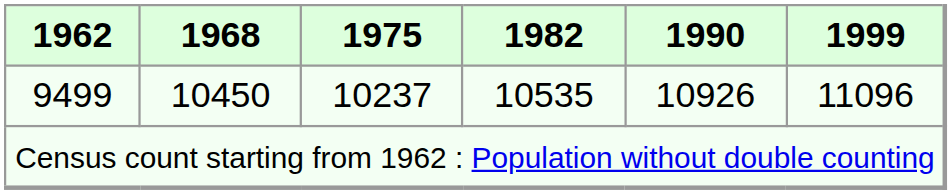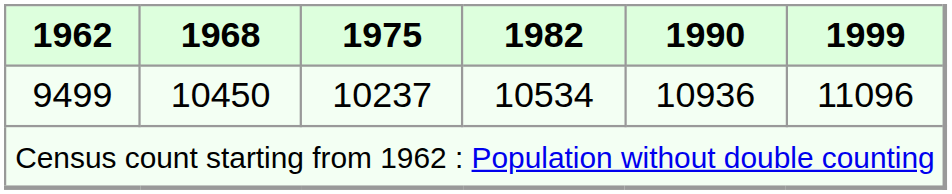(544, 95) 10535 -> (544, 95) 10534
(705, 95) 10926 -> (705, 95) 10936
